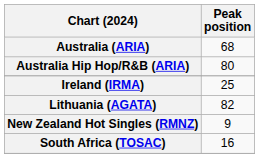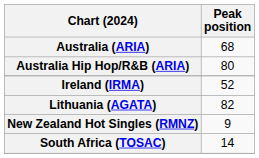(228, 85) 25 -> (228, 85) 52
(228, 143) 16 -> (228, 143) 14
